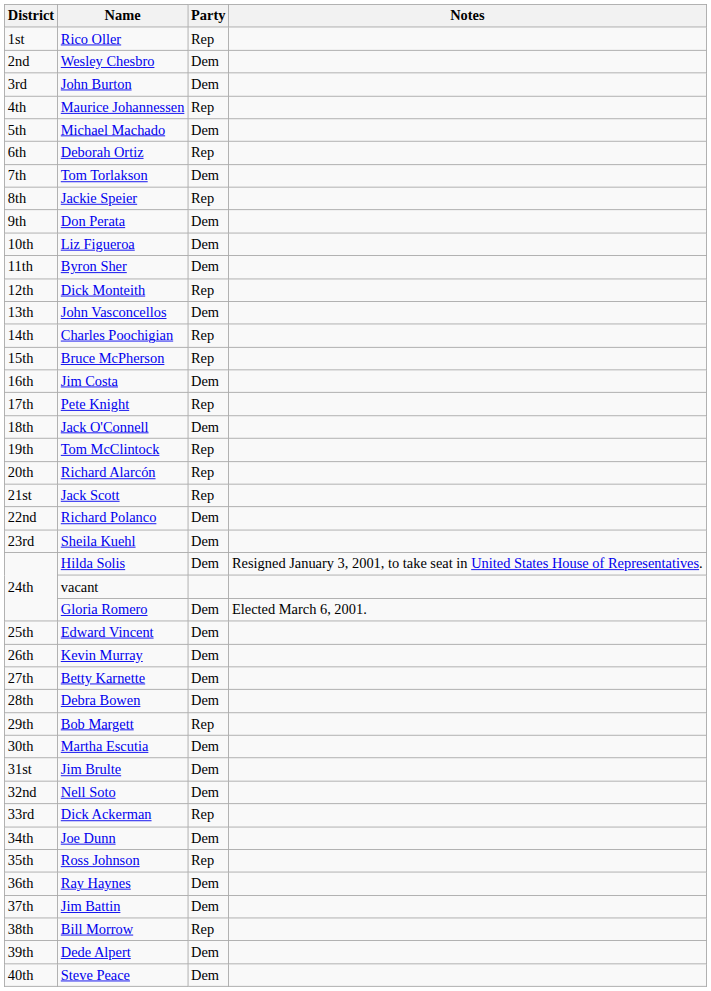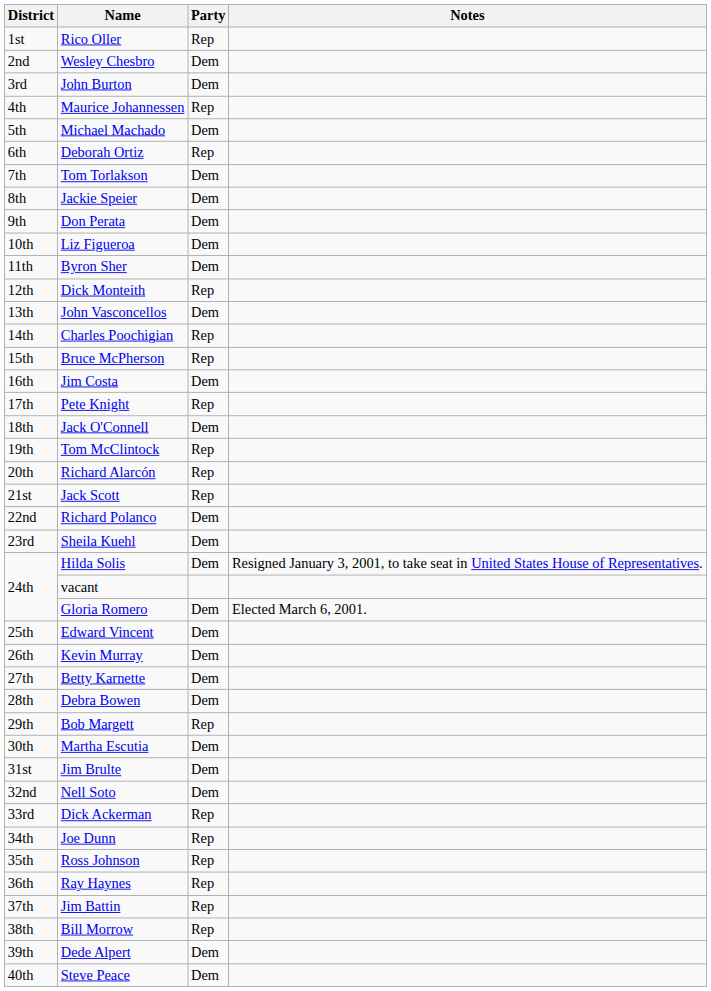(203, 198) Rep -> (205, 198) Dem
(205, 838) Dem -> (203, 838) Rep
(205, 883) Dem -> (203, 883) Rep
(205, 906) Dem -> (203, 906) Rep
